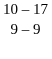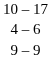+ row: (26, 29)
